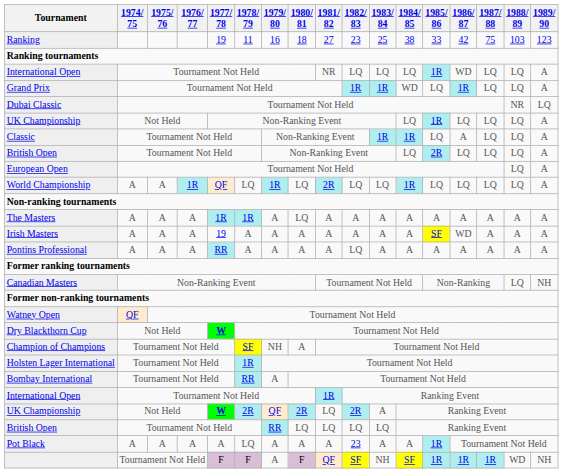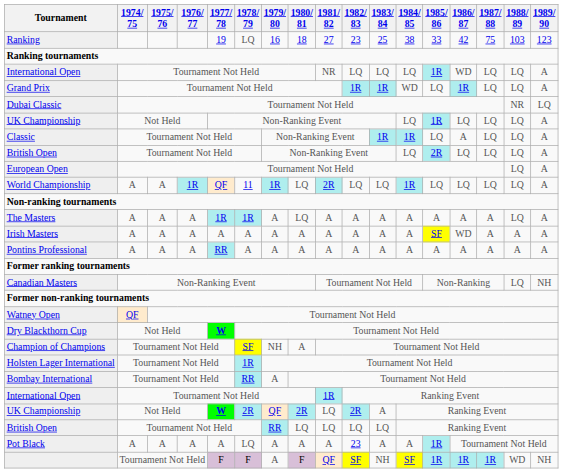(248, 39) 11 -> (248, 39) LQ
(248, 185) LQ -> (248, 185) 11
(517, 217) A -> (517, 217) LQ
(221, 233) 19 -> (221, 233) A
(356, 249) LQ -> (356, 249) A
